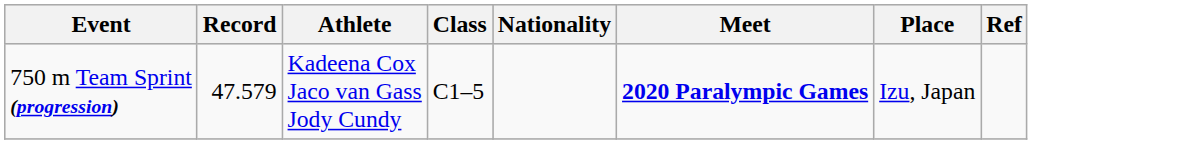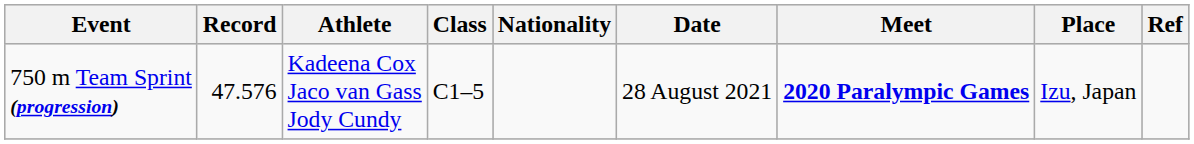+ column: (697, 24)
(244, 91) 47.579 -> (244, 91) 47.576
